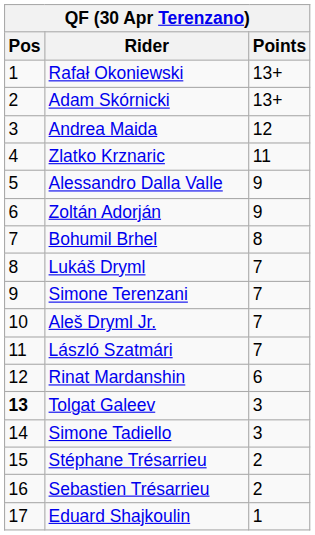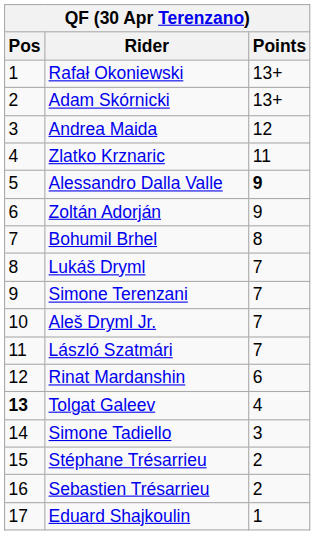(258, 184) normal -> (258, 184) bold
(258, 405) 3 -> (258, 405) 4
